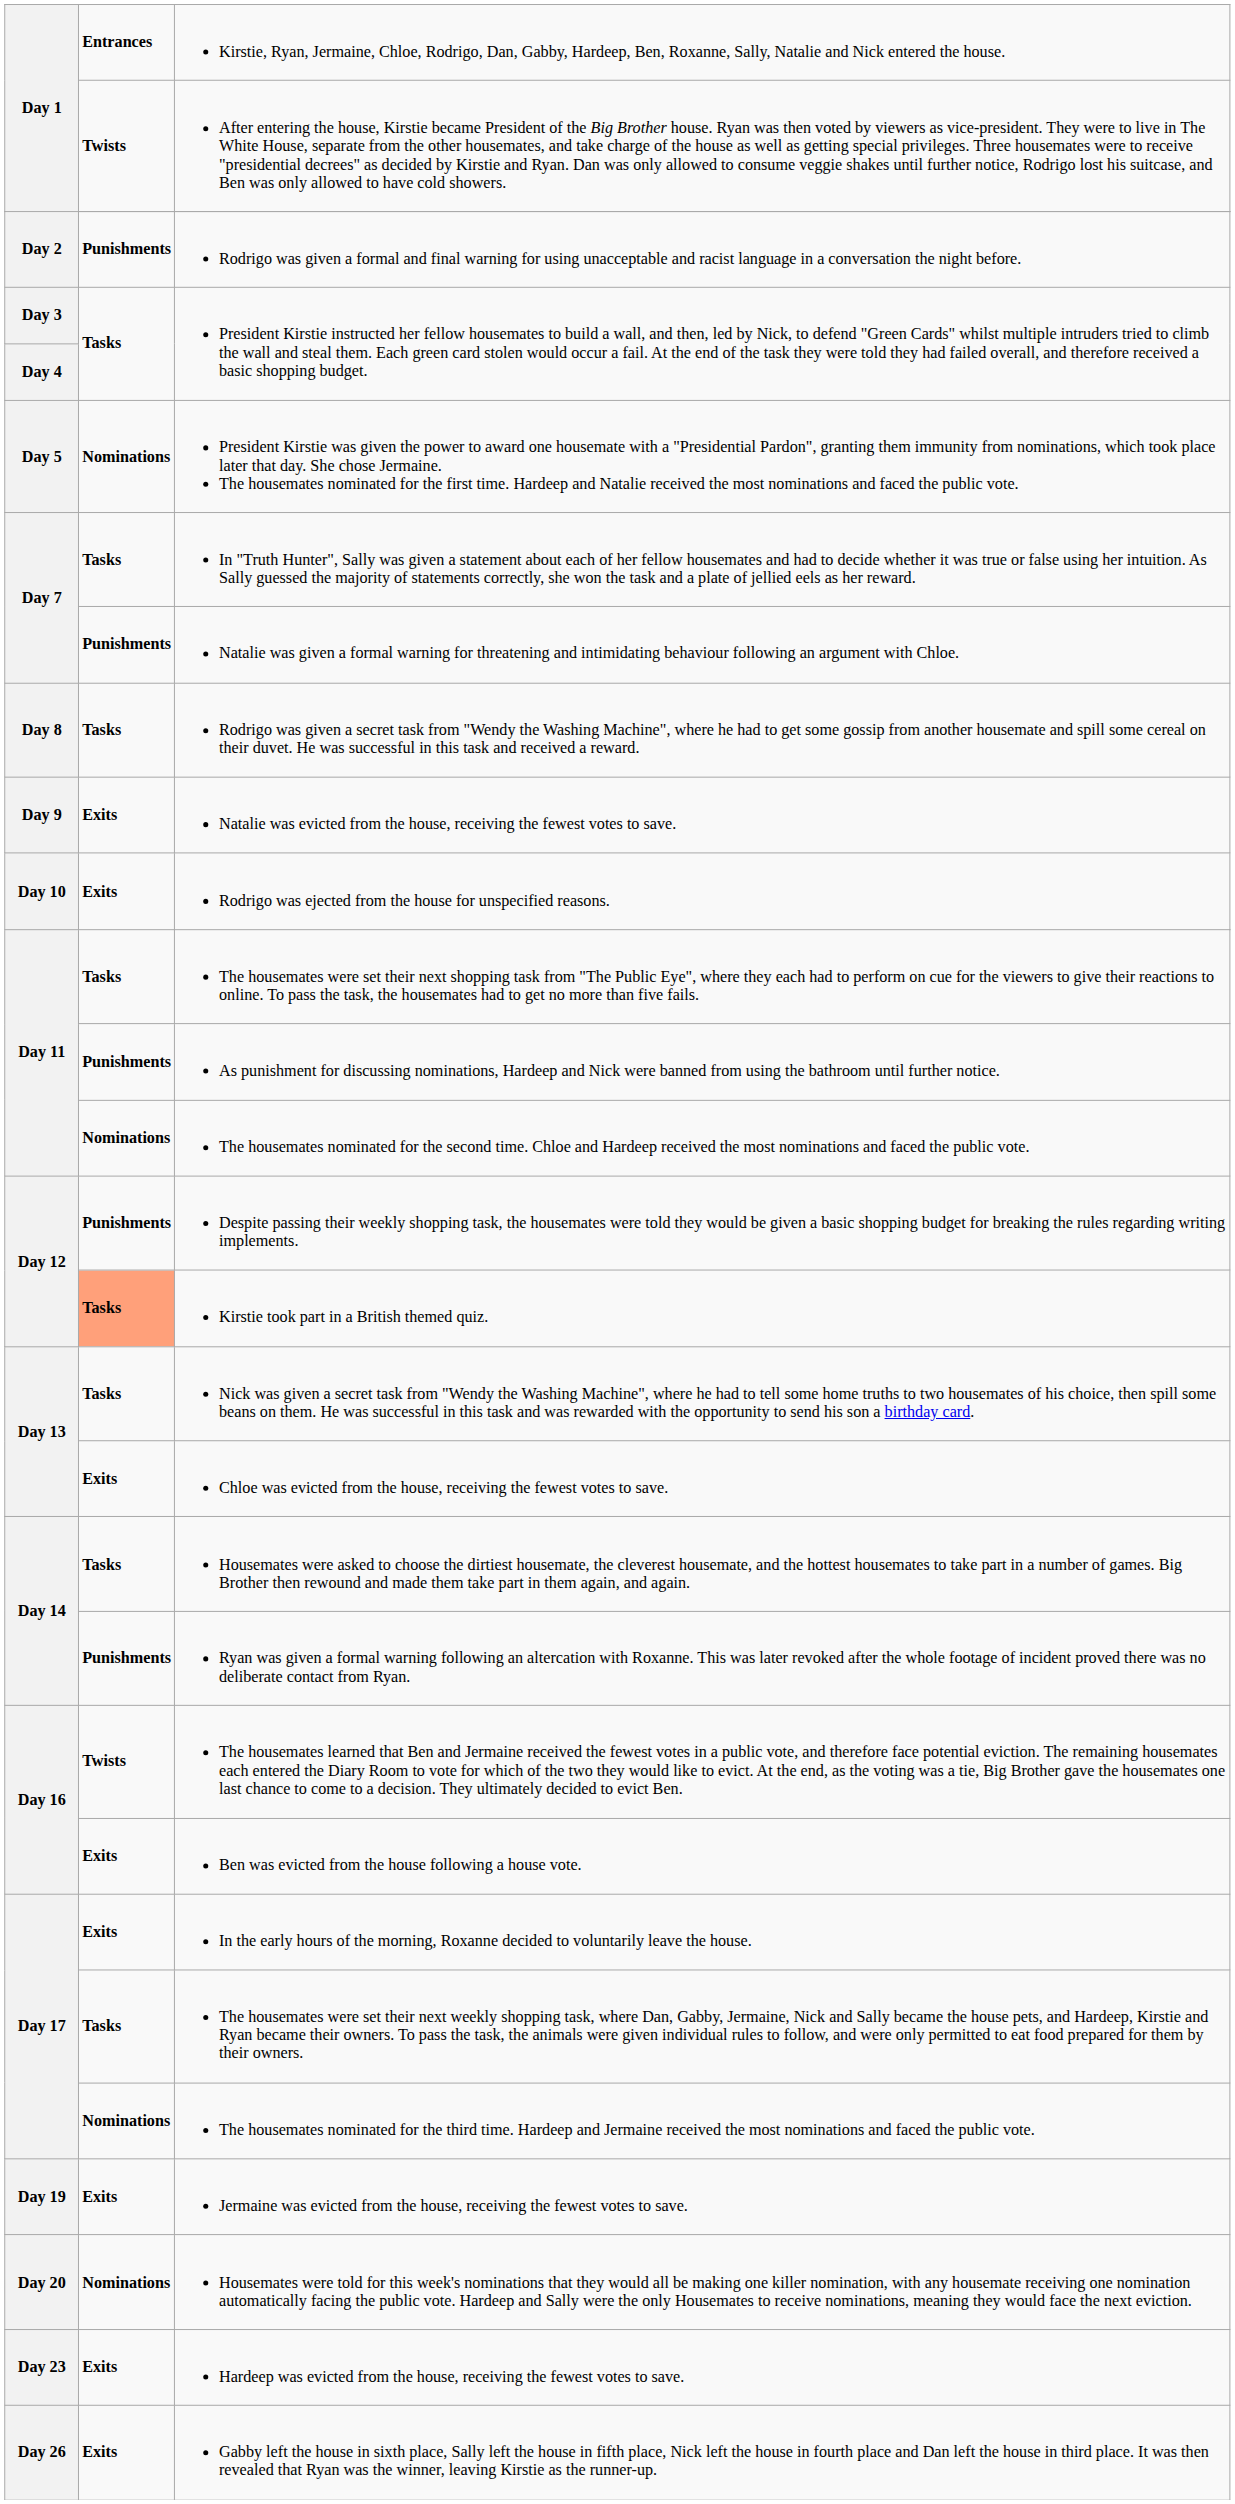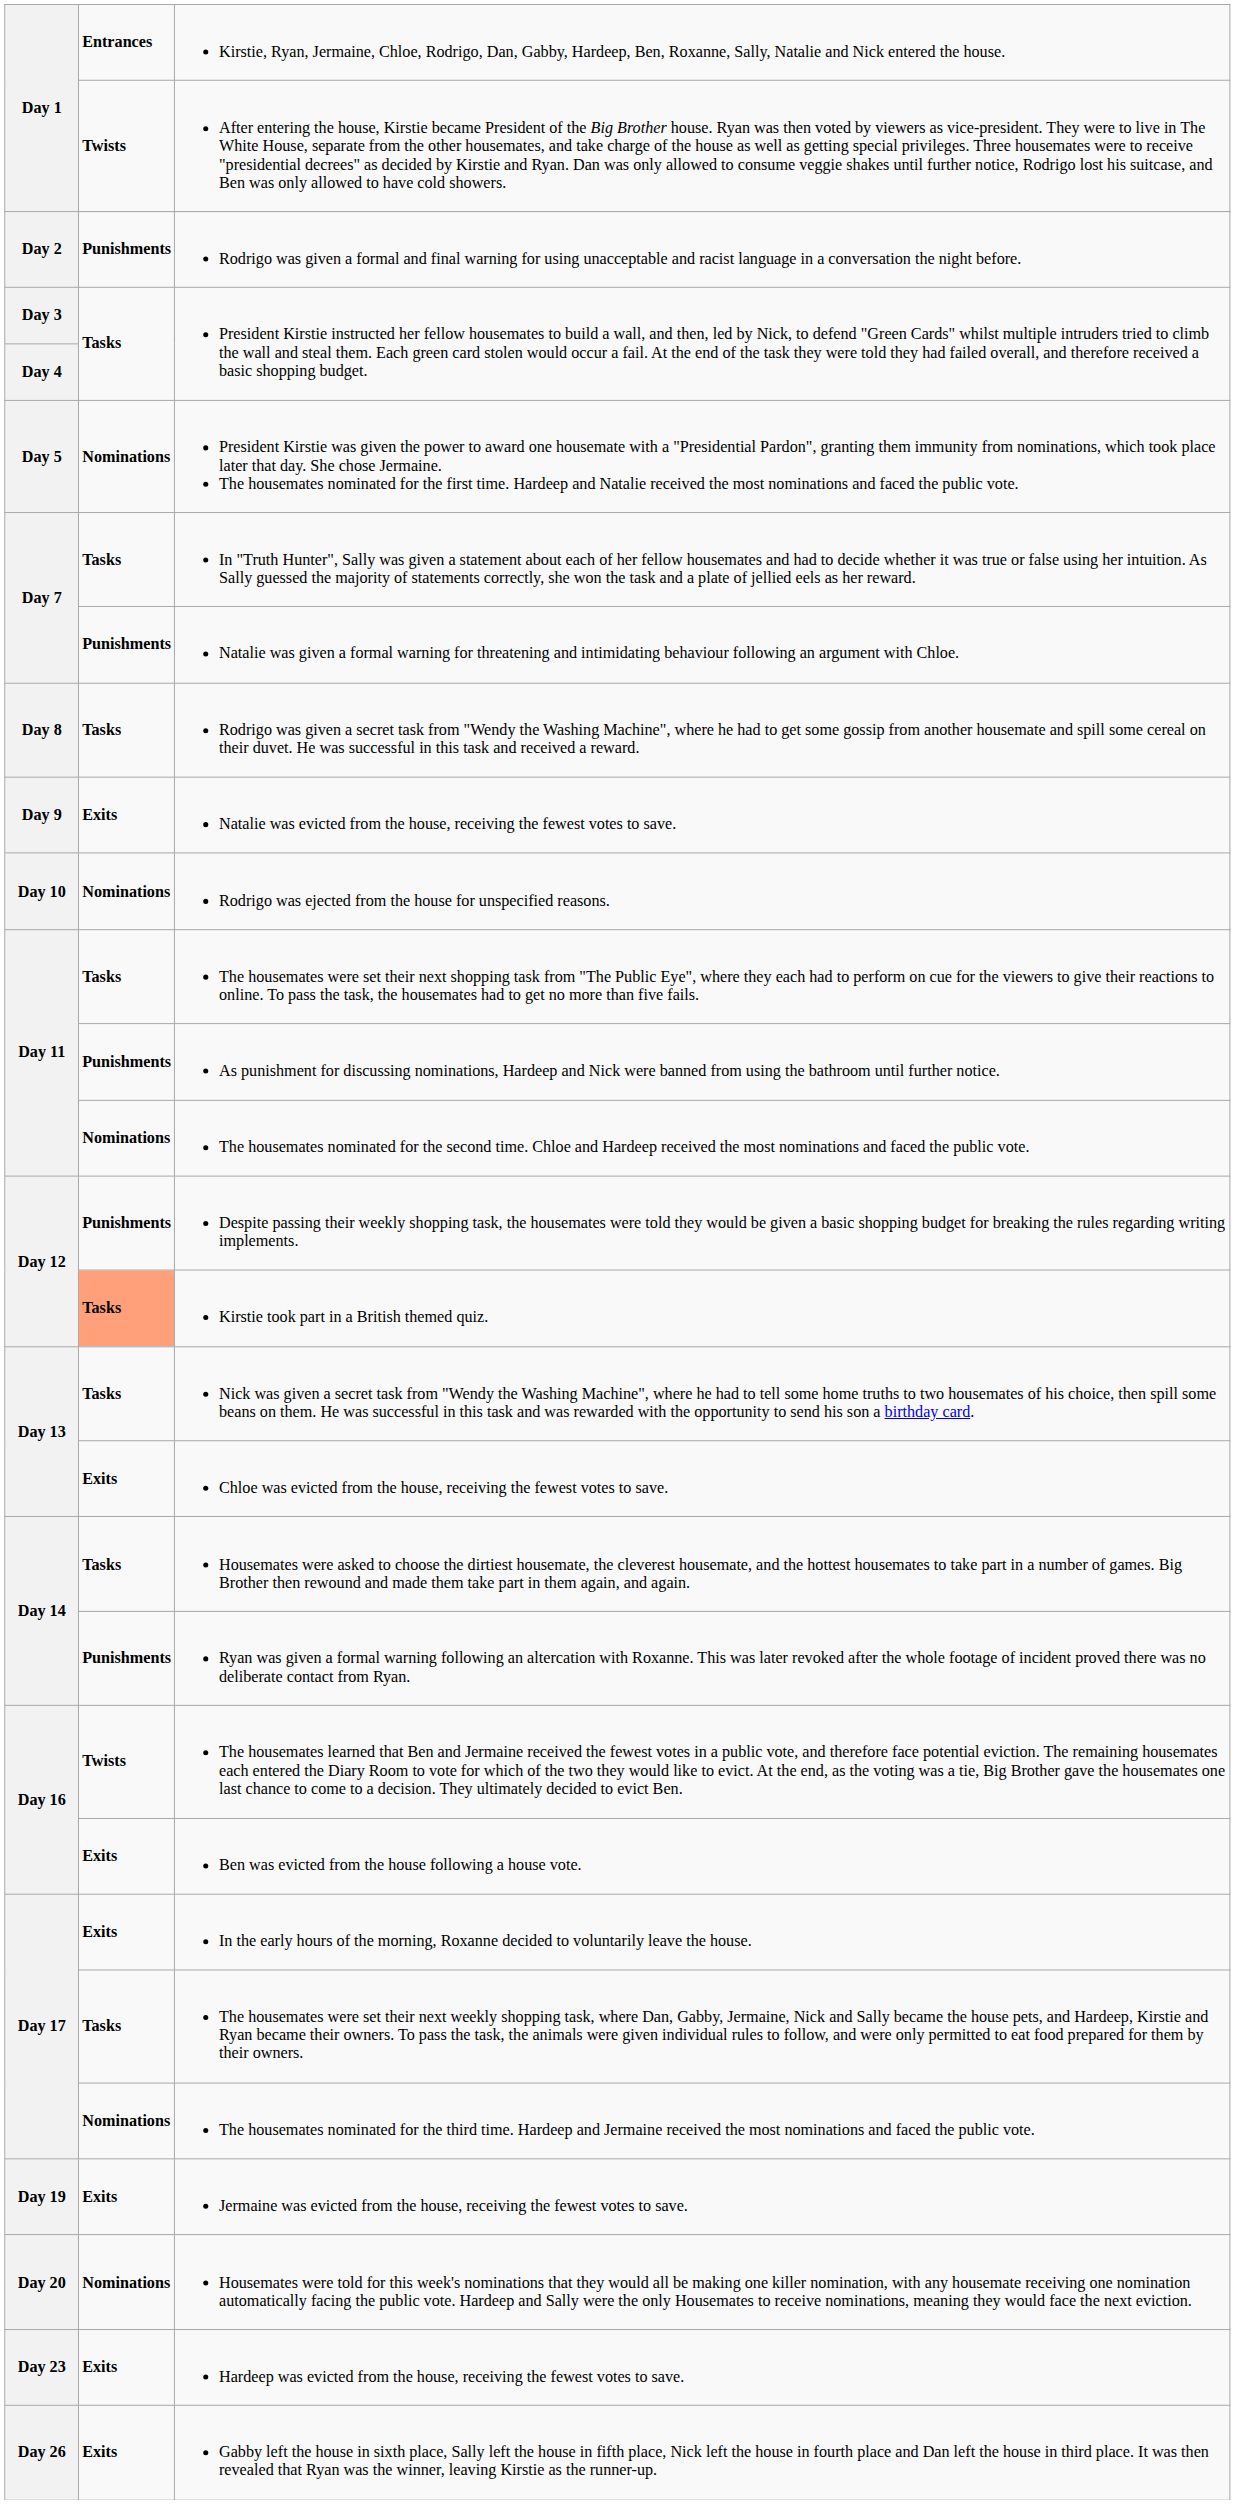(100, 891) Exits -> (126, 891) Nominations
